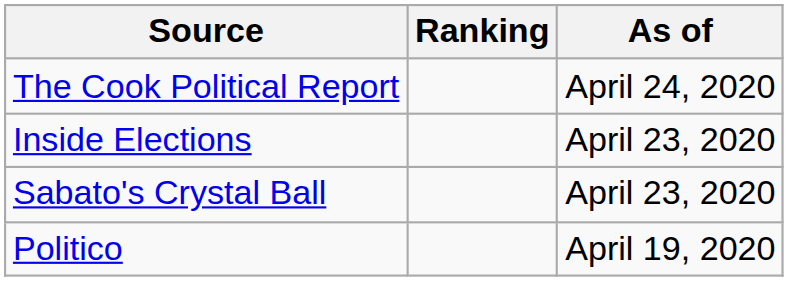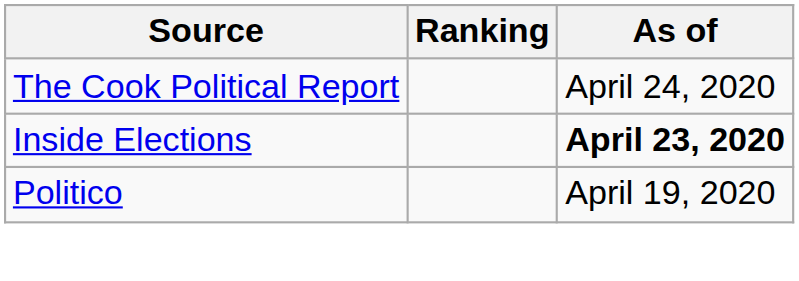(670, 139) normal -> (675, 139) bold
- row: (170, 193)
